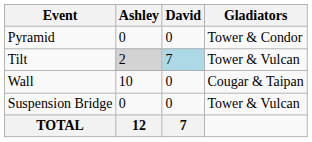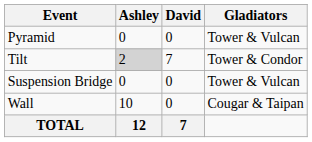(255, 37) Tower & Condor -> (254, 37) Tower & Vulcan
(169, 59) lightblue background -> (169, 59) no background
(254, 59) Tower & Vulcan -> (255, 59) Tower & Condor
rows swapped: (21, 81) <-> (60, 103)
